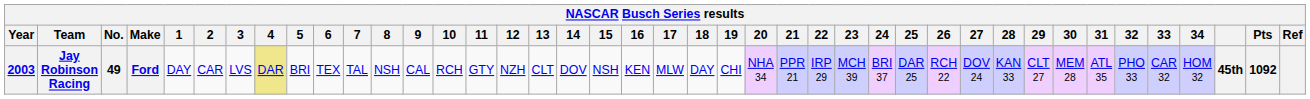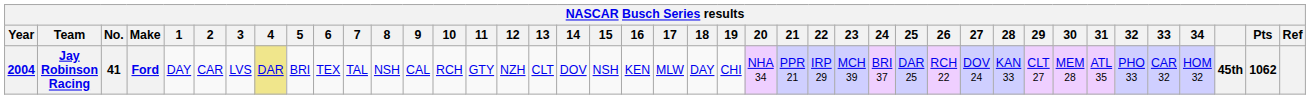(21, 70) 2003 -> (21, 70) 2004
(114, 70) 49 -> (114, 70) 41
(1263, 70) 1092 -> (1263, 70) 1062
